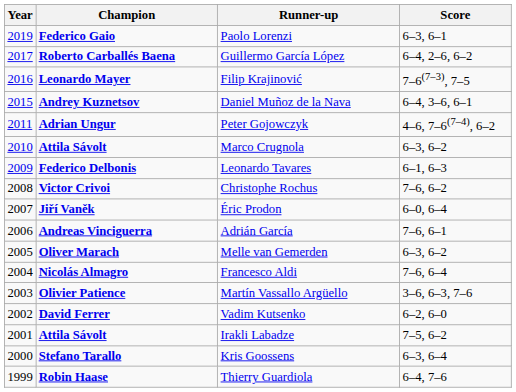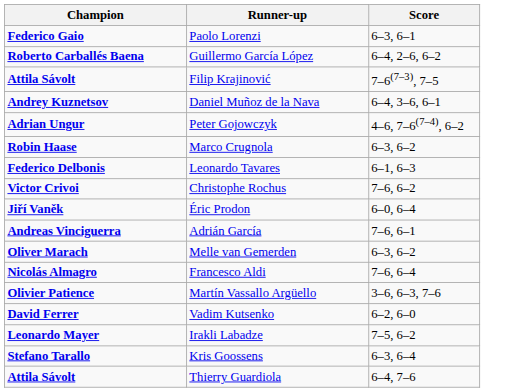- column: (20, 15)
(85, 79) Leonardo Mayer -> (41, 79) Attila Sávolt
(73, 147) Attila Sávolt -> (42, 147) Robin Haase
(73, 335) Attila Sávolt -> (53, 335) Leonardo Mayer
(73, 377) Robin Haase -> (41, 377) Attila Sávolt
